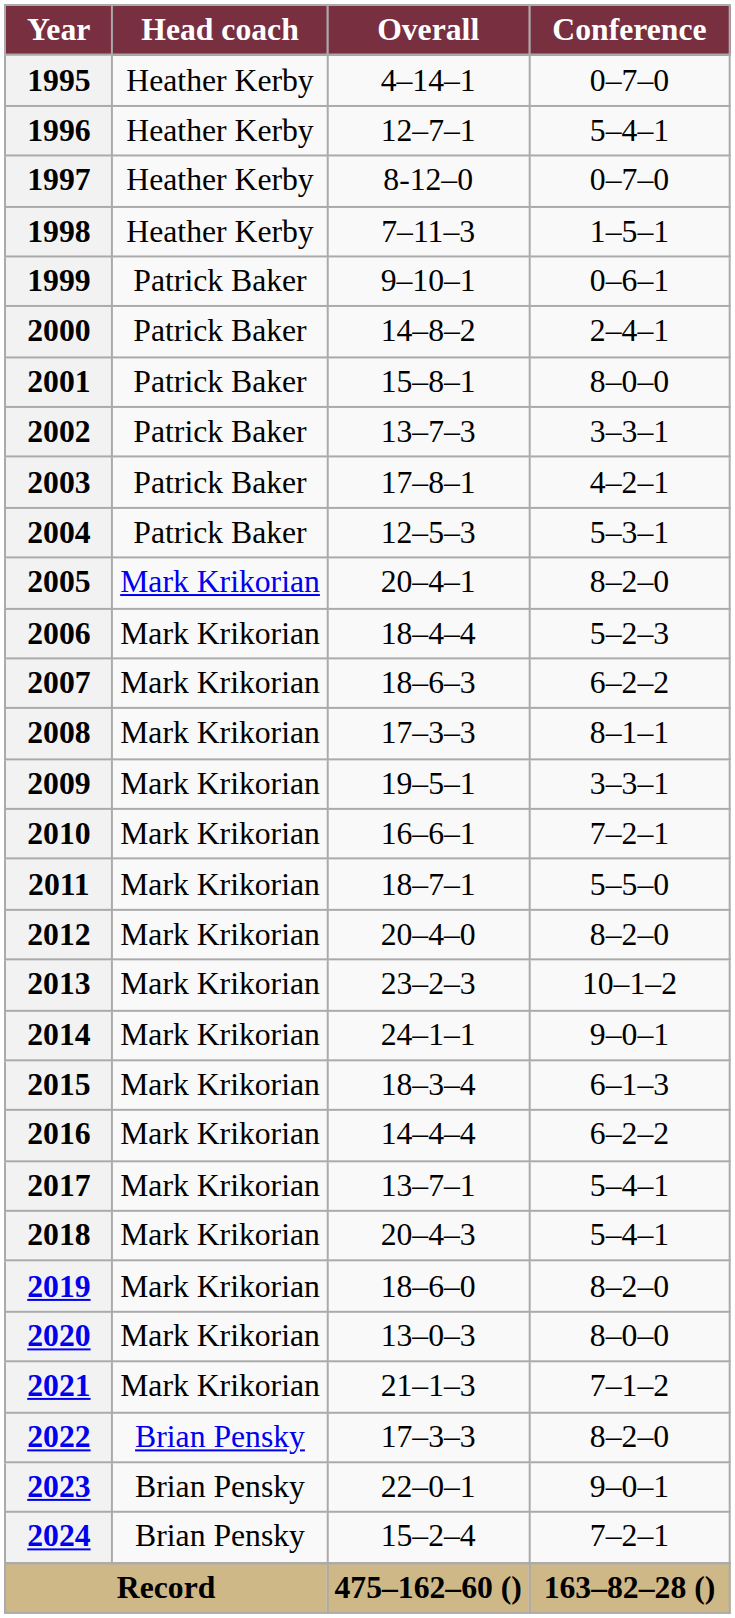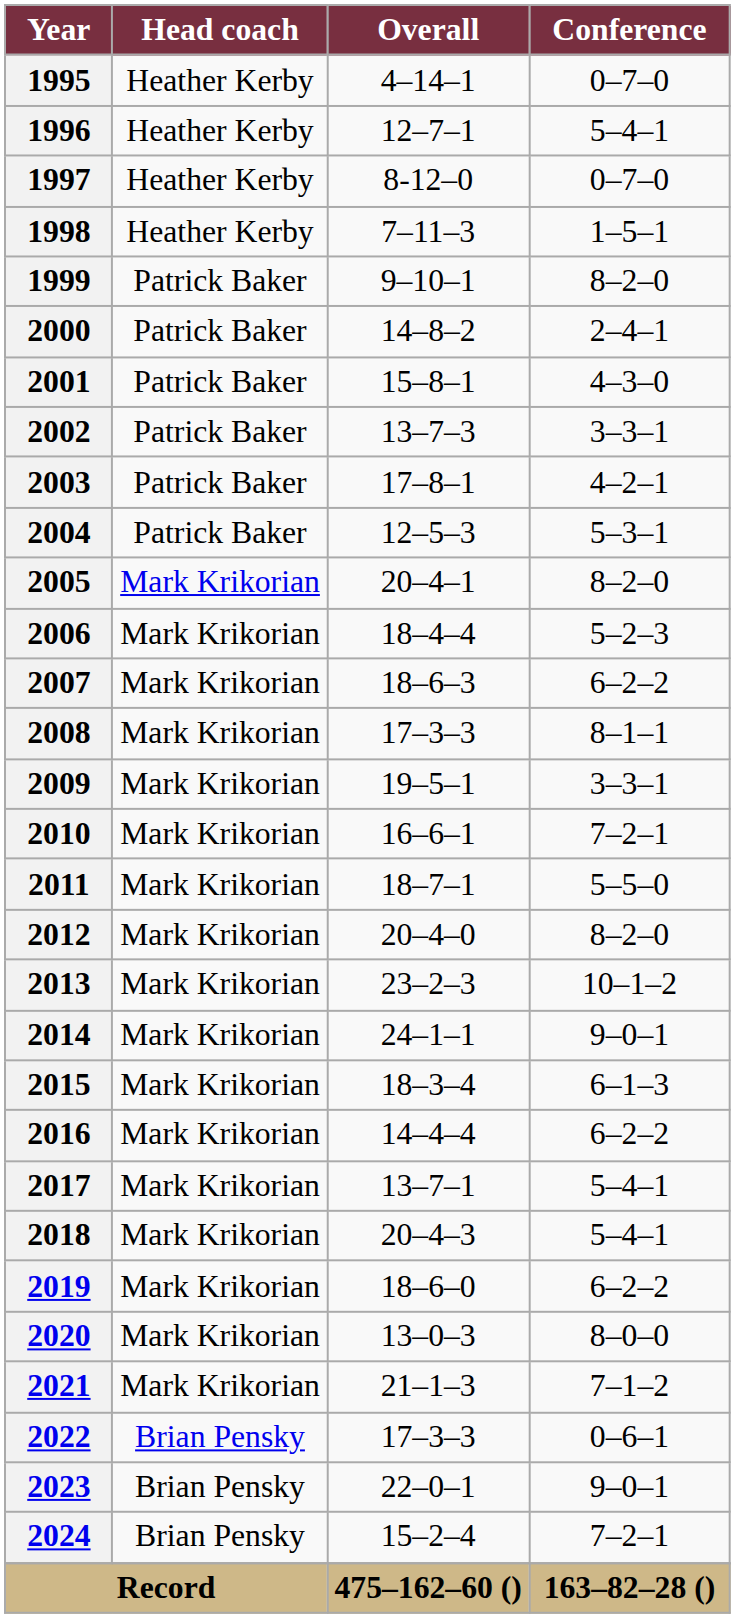(629, 280) 0–6–1 -> (629, 280) 8–2–0
(629, 381) 8–0–0 -> (629, 381) 4–3–0
(629, 1285) 8–2–0 -> (629, 1285) 6–2–2
(629, 1436) 8–2–0 -> (629, 1436) 0–6–1
